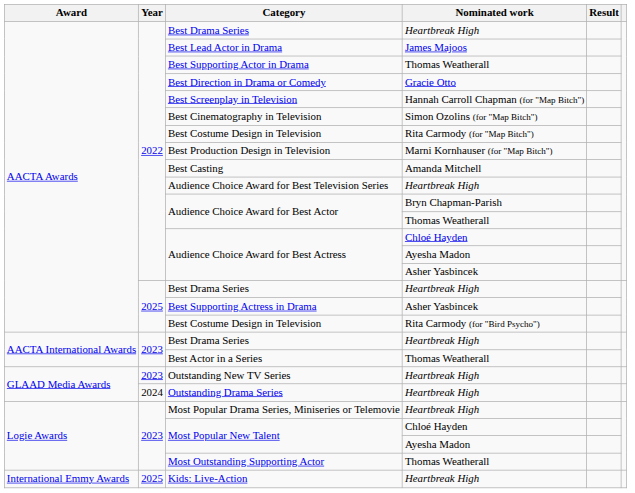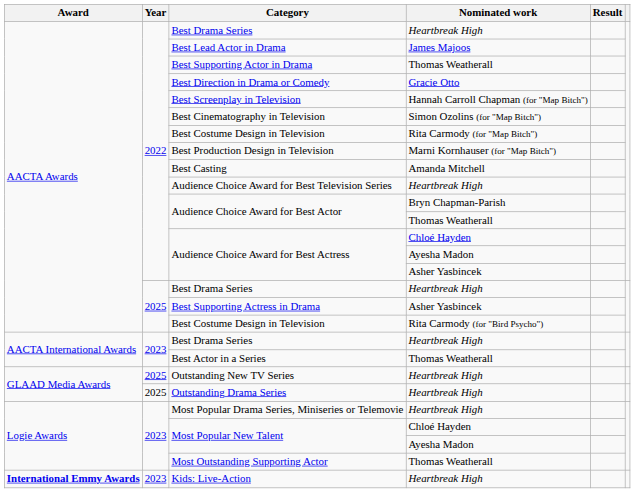(152, 375) 2023 -> (156, 375) 2025
(152, 392) 2024 -> (156, 392) 2025
(68, 479) normal -> (73, 479) bold
(152, 479) 2025 -> (156, 479) 2023
